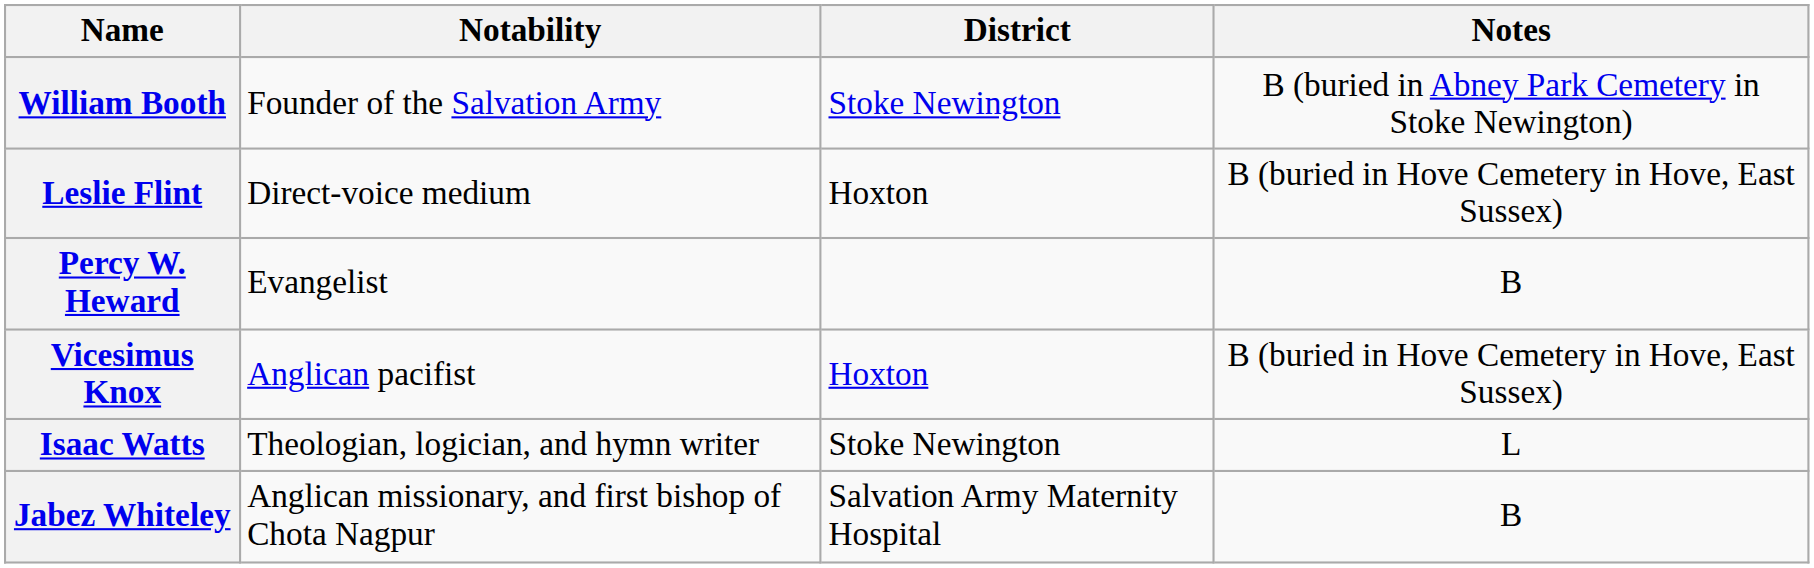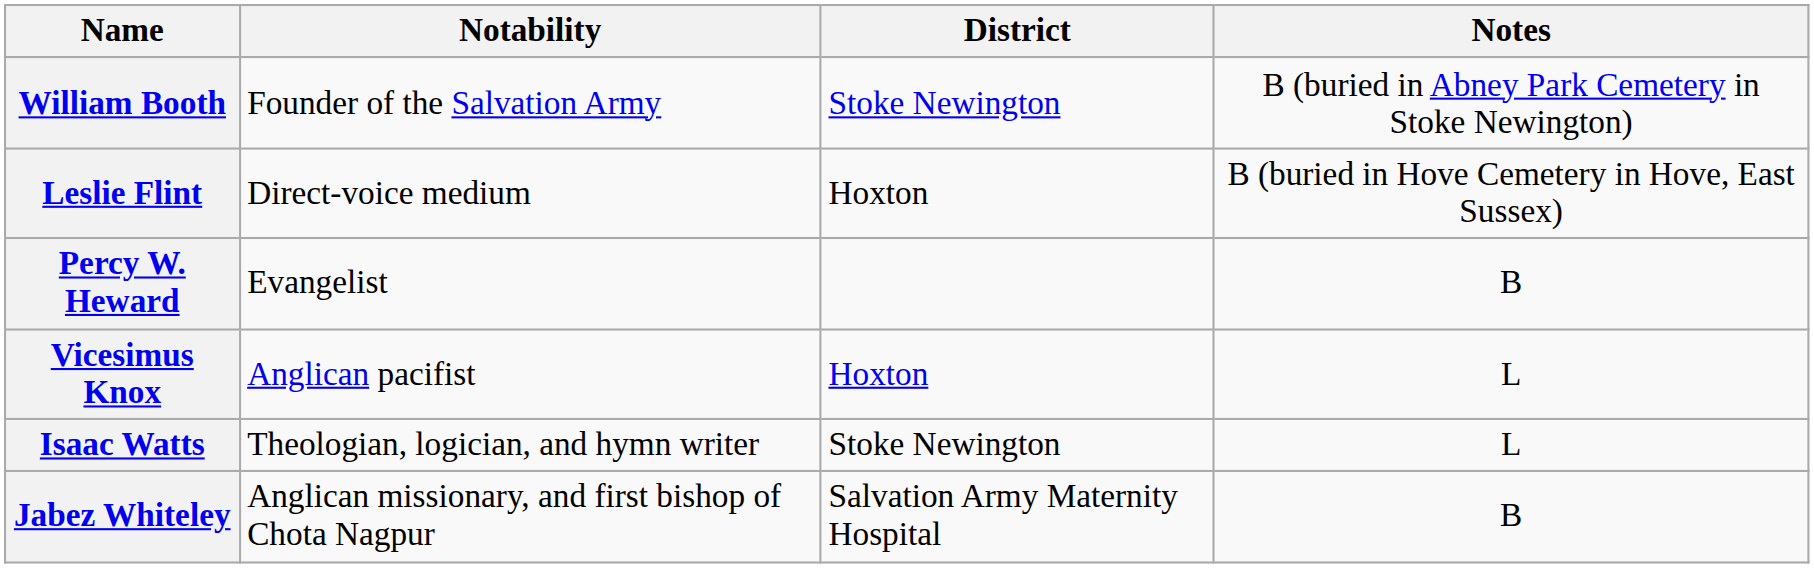(1511, 373) B (buried in Hove Cemetery in Hove, East Sussex) -> (1511, 373) L
